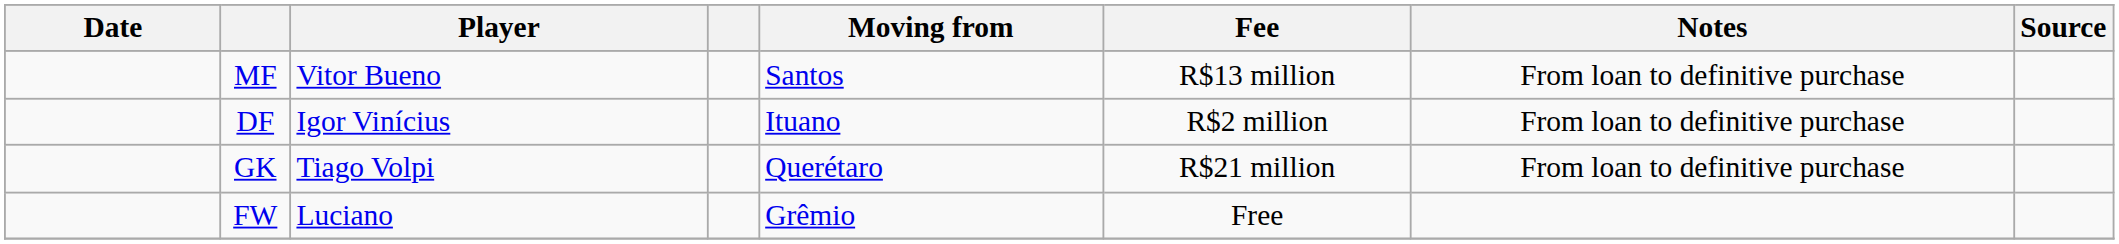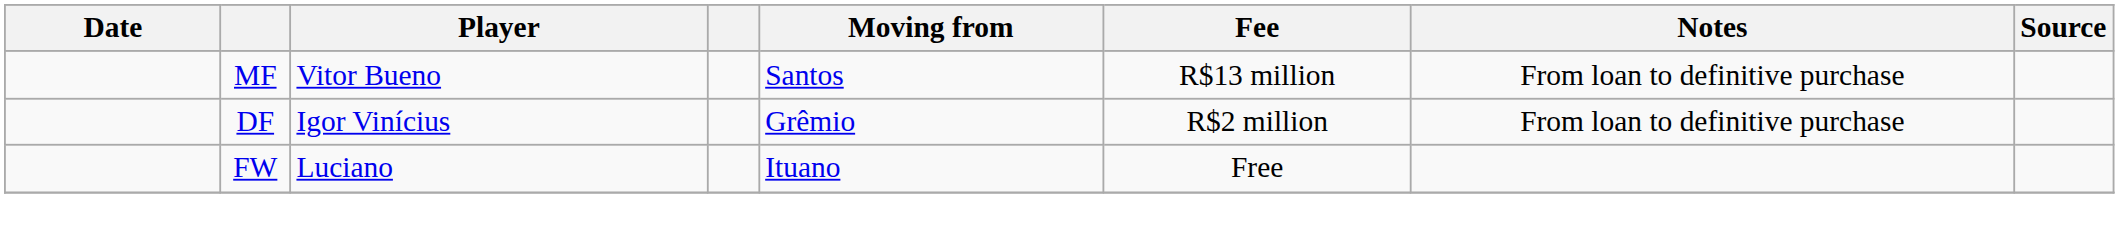(803, 121) Ituano -> (810, 121) Grêmio
- row: (255, 167)
(810, 214) Grêmio -> (803, 167) Ituano
